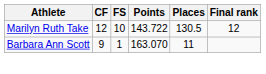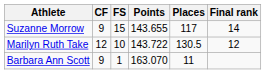+ row: (45, 29)
